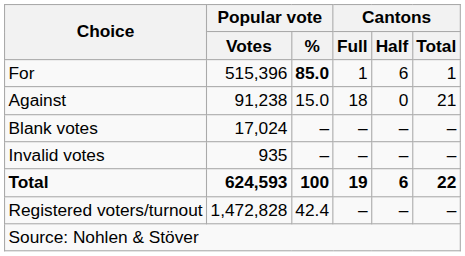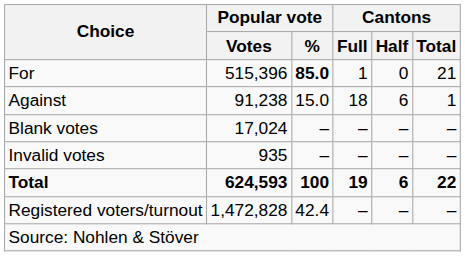(403, 73) 6 -> (403, 73) 0
(451, 73) 1 -> (447, 73) 21
(403, 100) 0 -> (403, 100) 6
(447, 100) 21 -> (451, 100) 1
